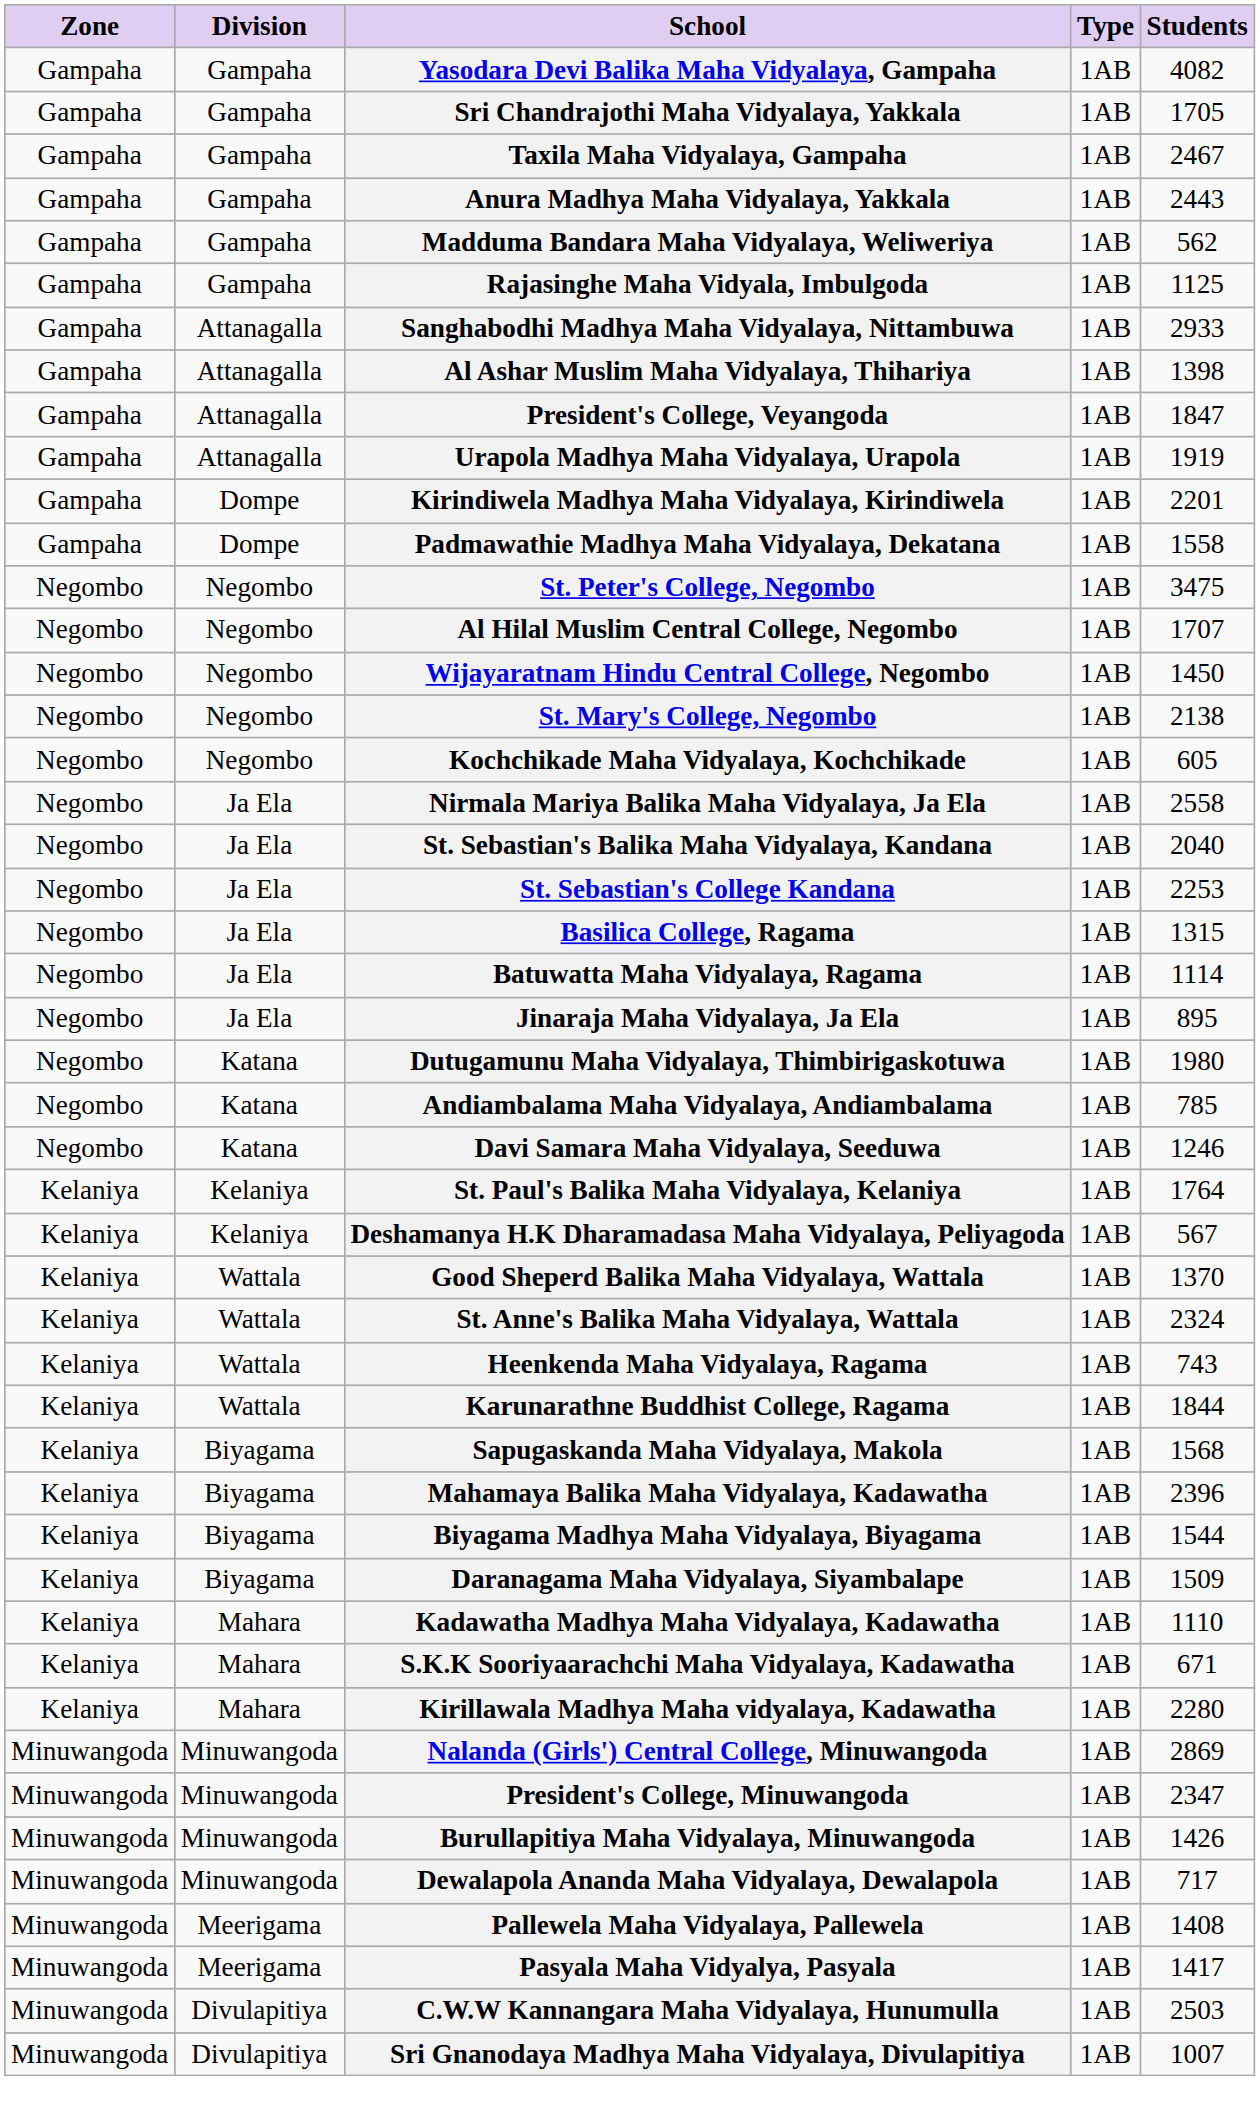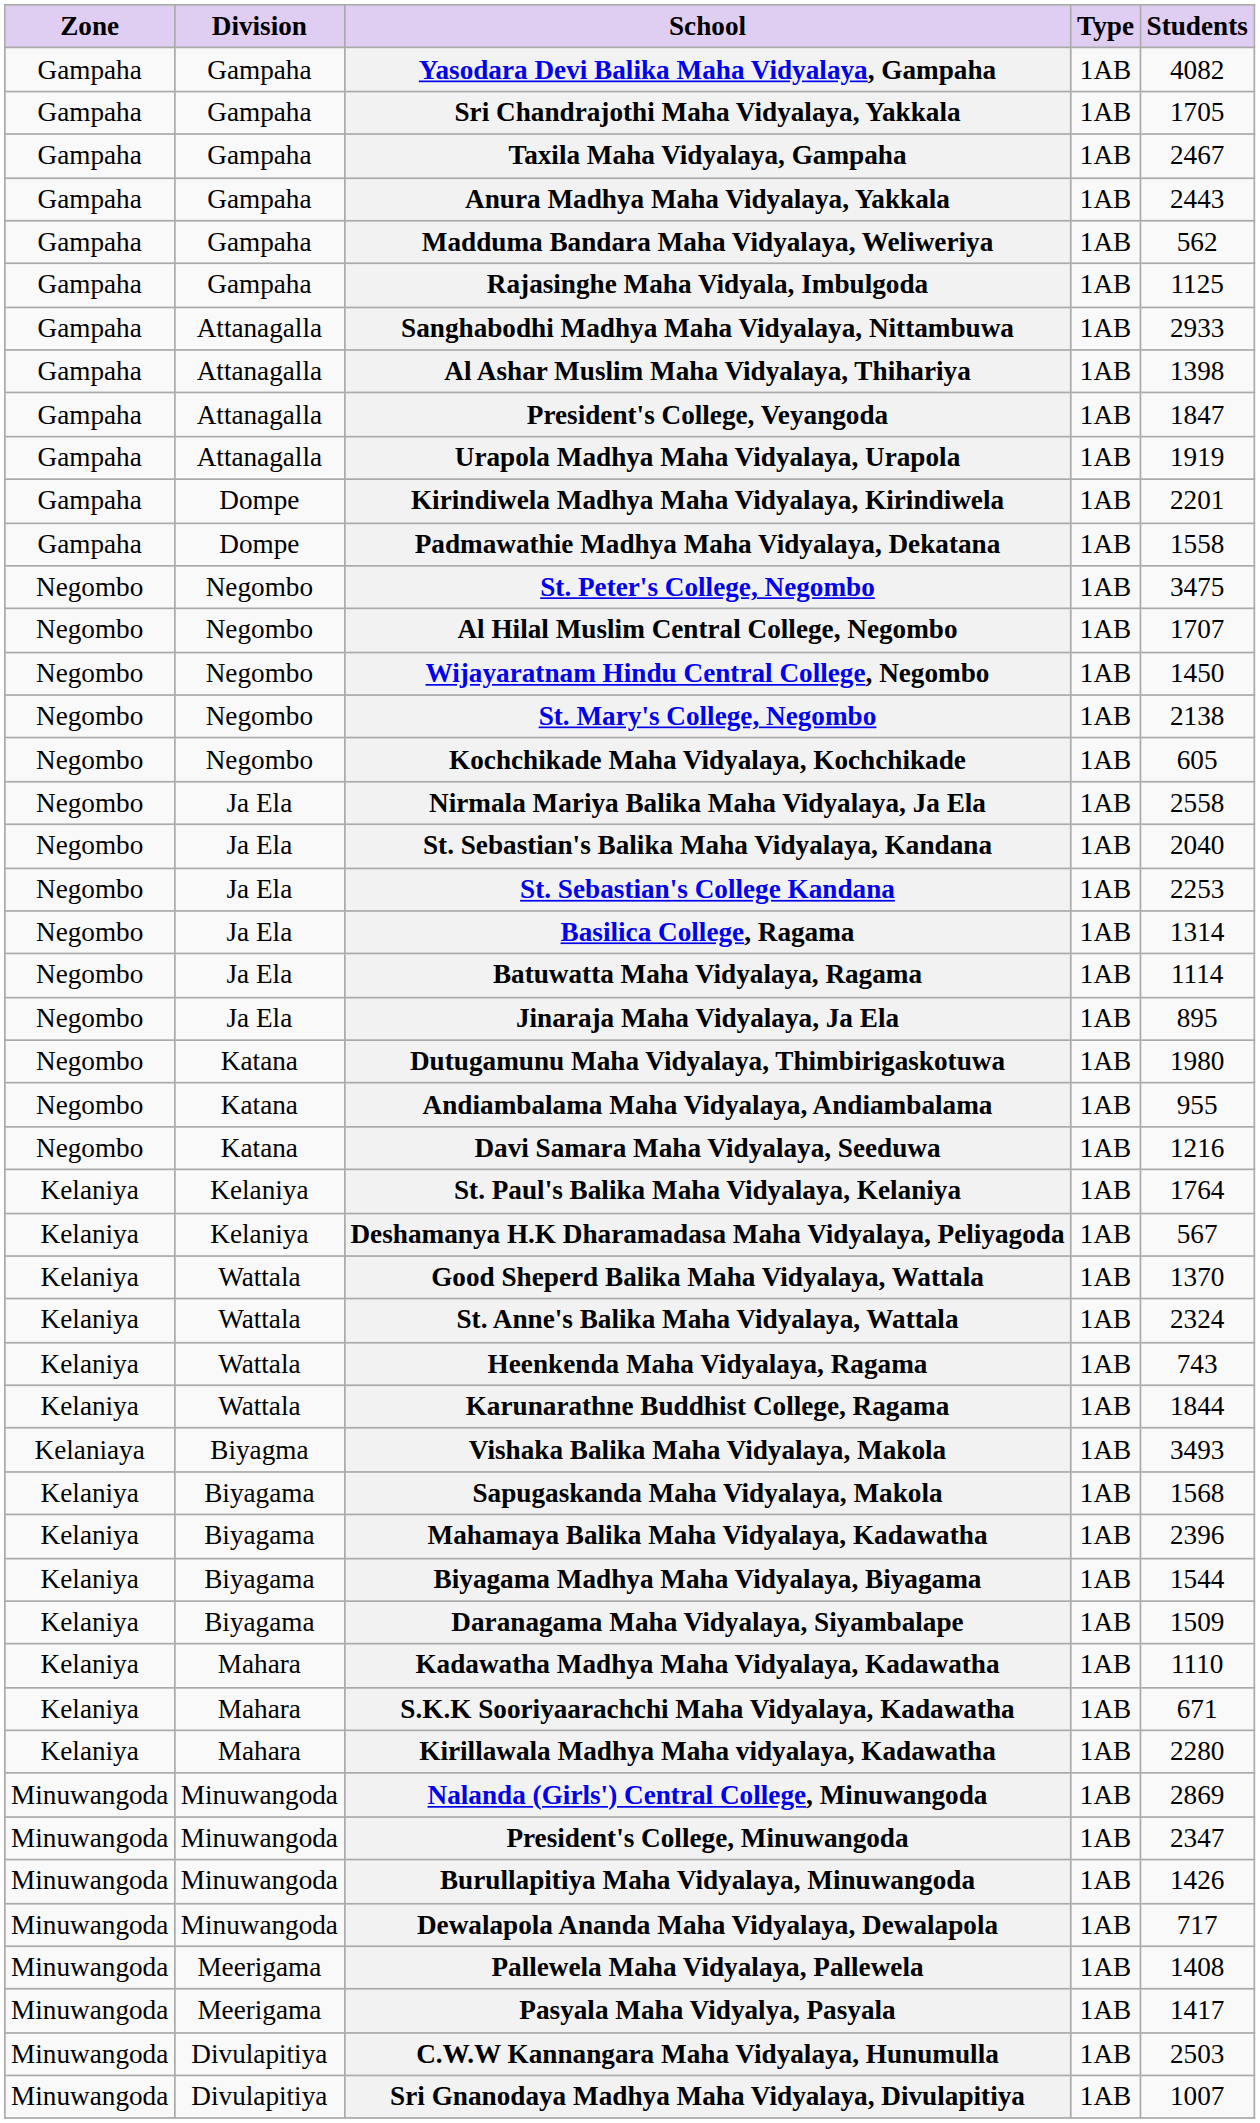(1197, 931) 1315 -> (1197, 931) 1314
(1197, 1104) 785 -> (1197, 1104) 955
(1197, 1147) 1246 -> (1197, 1147) 1216
+ row: (707, 1449)
